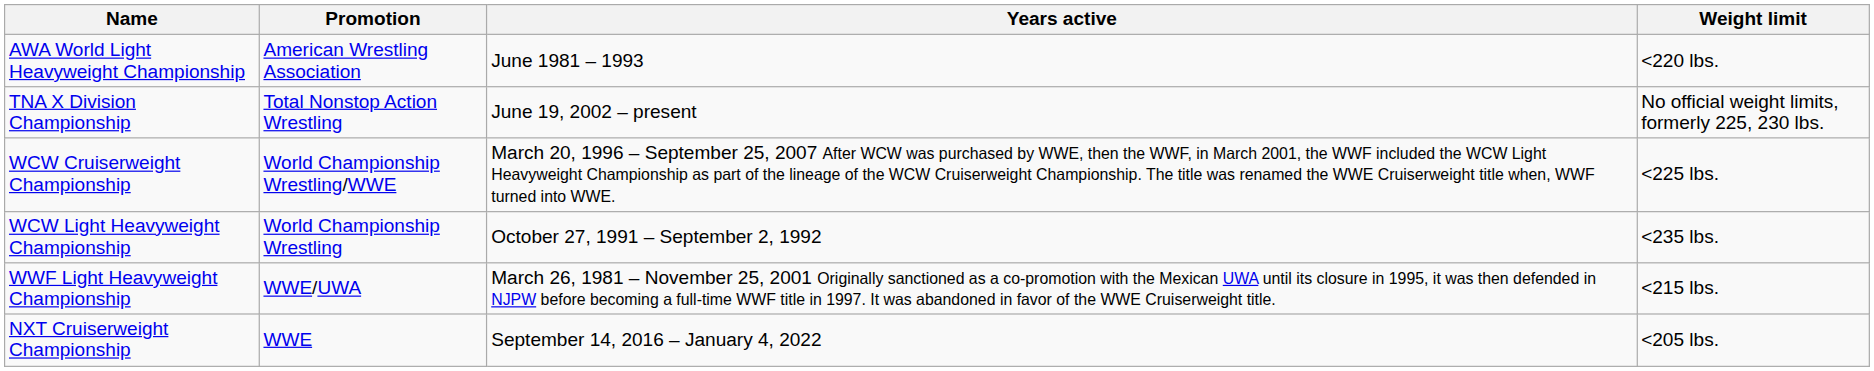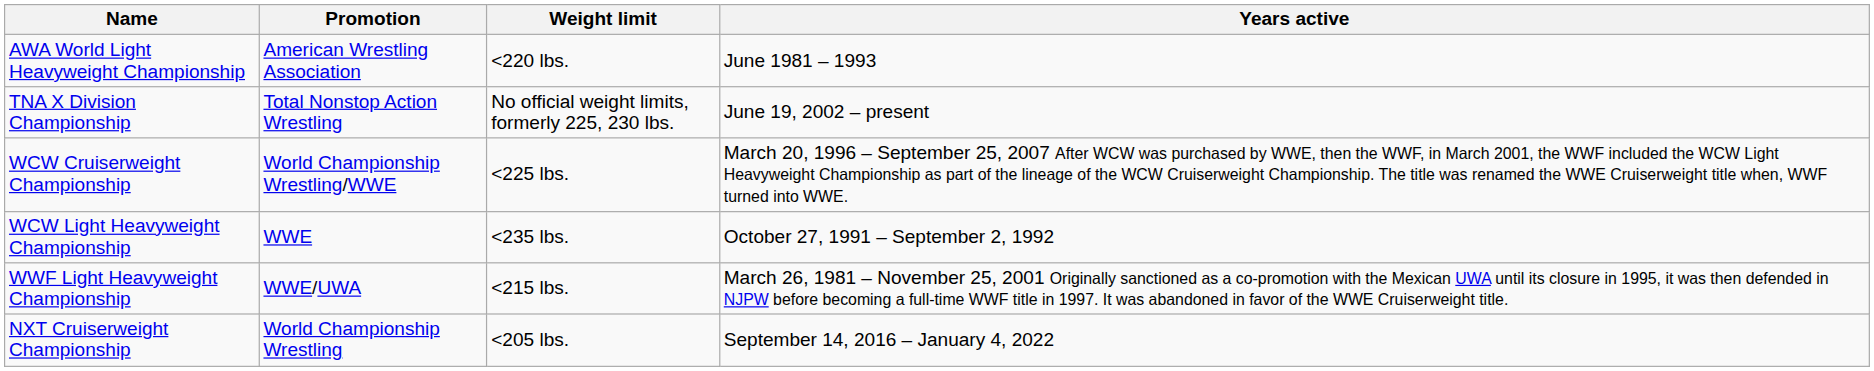columns swapped: (1753, 19) <-> (1062, 19)
(352, 236) World Championship Wrestling -> (288, 236) WWE
(288, 340) WWE -> (352, 340) World Championship Wrestling
